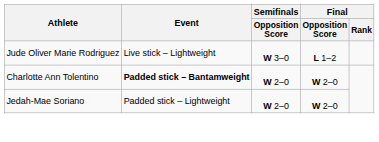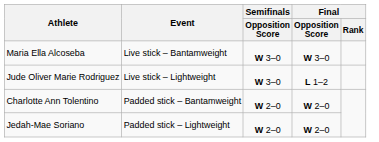+ row: (46, 53)
(187, 77) bold -> (182, 101) normal
